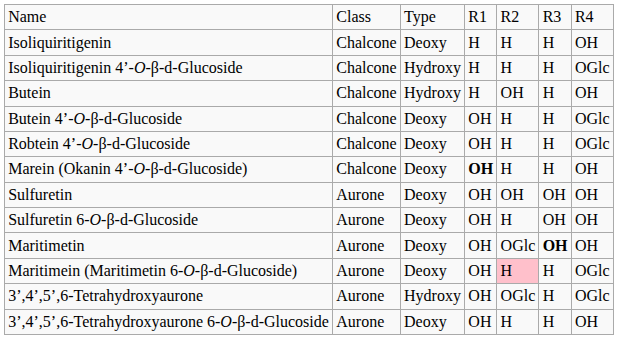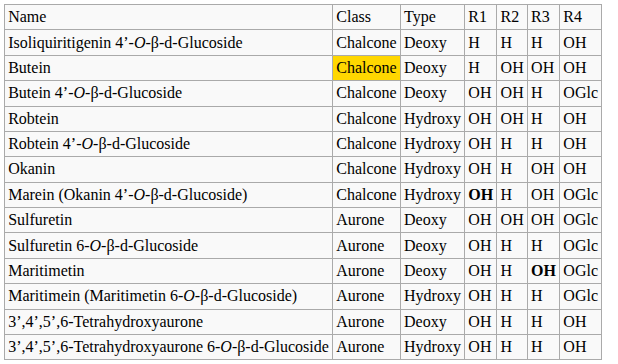- row: (60, 42)
(433, 67) Hydroxy -> (425, 42) Deoxy
(592, 67) OGlc -> (575, 42) OH
(366, 93) no background -> (366, 67) gold background
(433, 93) Hydroxy -> (425, 67) Deoxy
(548, 93) H -> (543, 67) OH
(506, 118) H -> (512, 93) OH
+ row: (34, 118)
(425, 144) Deoxy -> (433, 144) Hydroxy
(592, 144) OGlc -> (575, 144) OH
+ row: (32, 169)
(425, 169) Deoxy -> (433, 194) Hydroxy
(548, 169) H -> (543, 194) OH
(586, 169) OH -> (581, 194) OGlc
(586, 194) OH -> (581, 220) OGlc
(554, 220) OH -> (537, 245) H
(586, 220) OH -> (581, 245) OGlc
(518, 245) OGlc -> (506, 270) H
(586, 245) OH -> (581, 270) OGlc
(425, 270) Deoxy -> (433, 296) Hydroxy
(506, 270) pink background -> (506, 296) no background
(433, 296) Hydroxy -> (425, 321) Deoxy
(518, 296) OGlc -> (506, 321) H
(592, 296) OGlc -> (575, 321) OH
(425, 321) Deoxy -> (433, 347) Hydroxy
